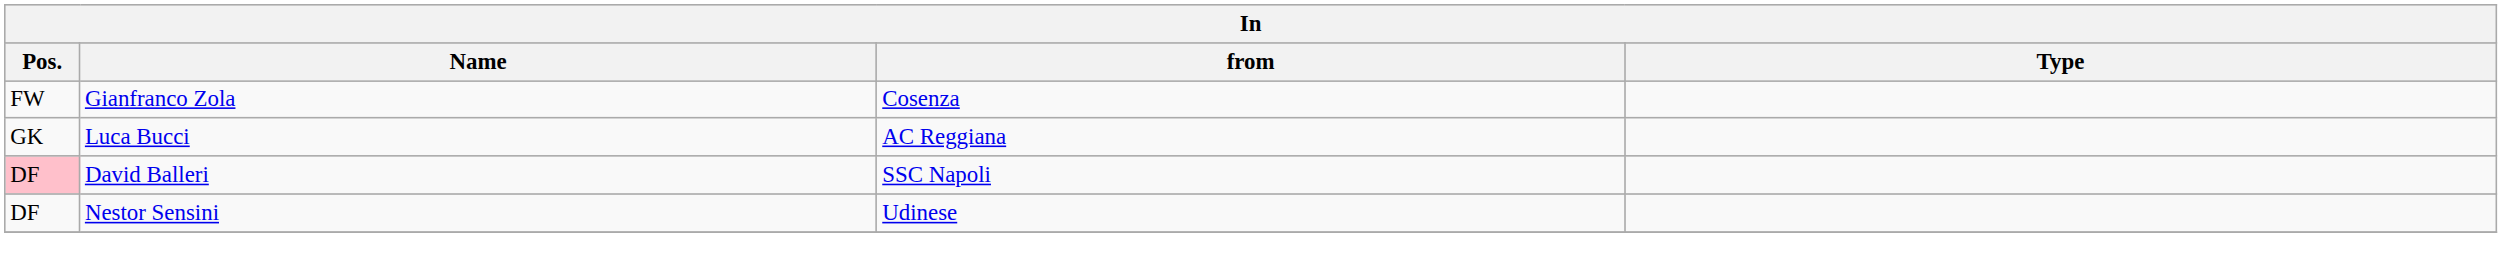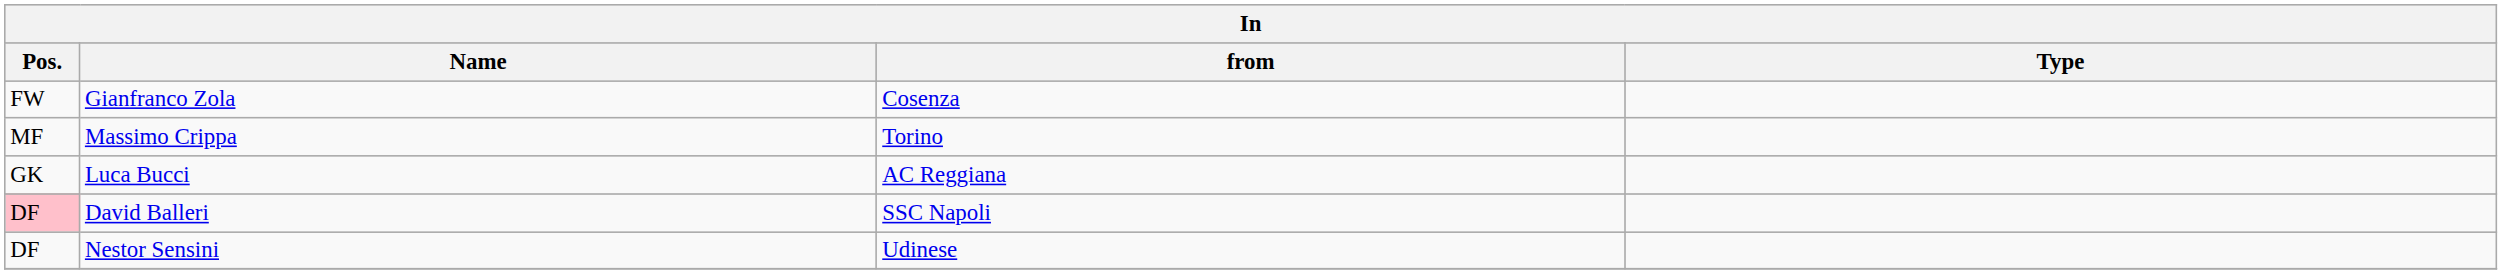+ row: (161, 137)
